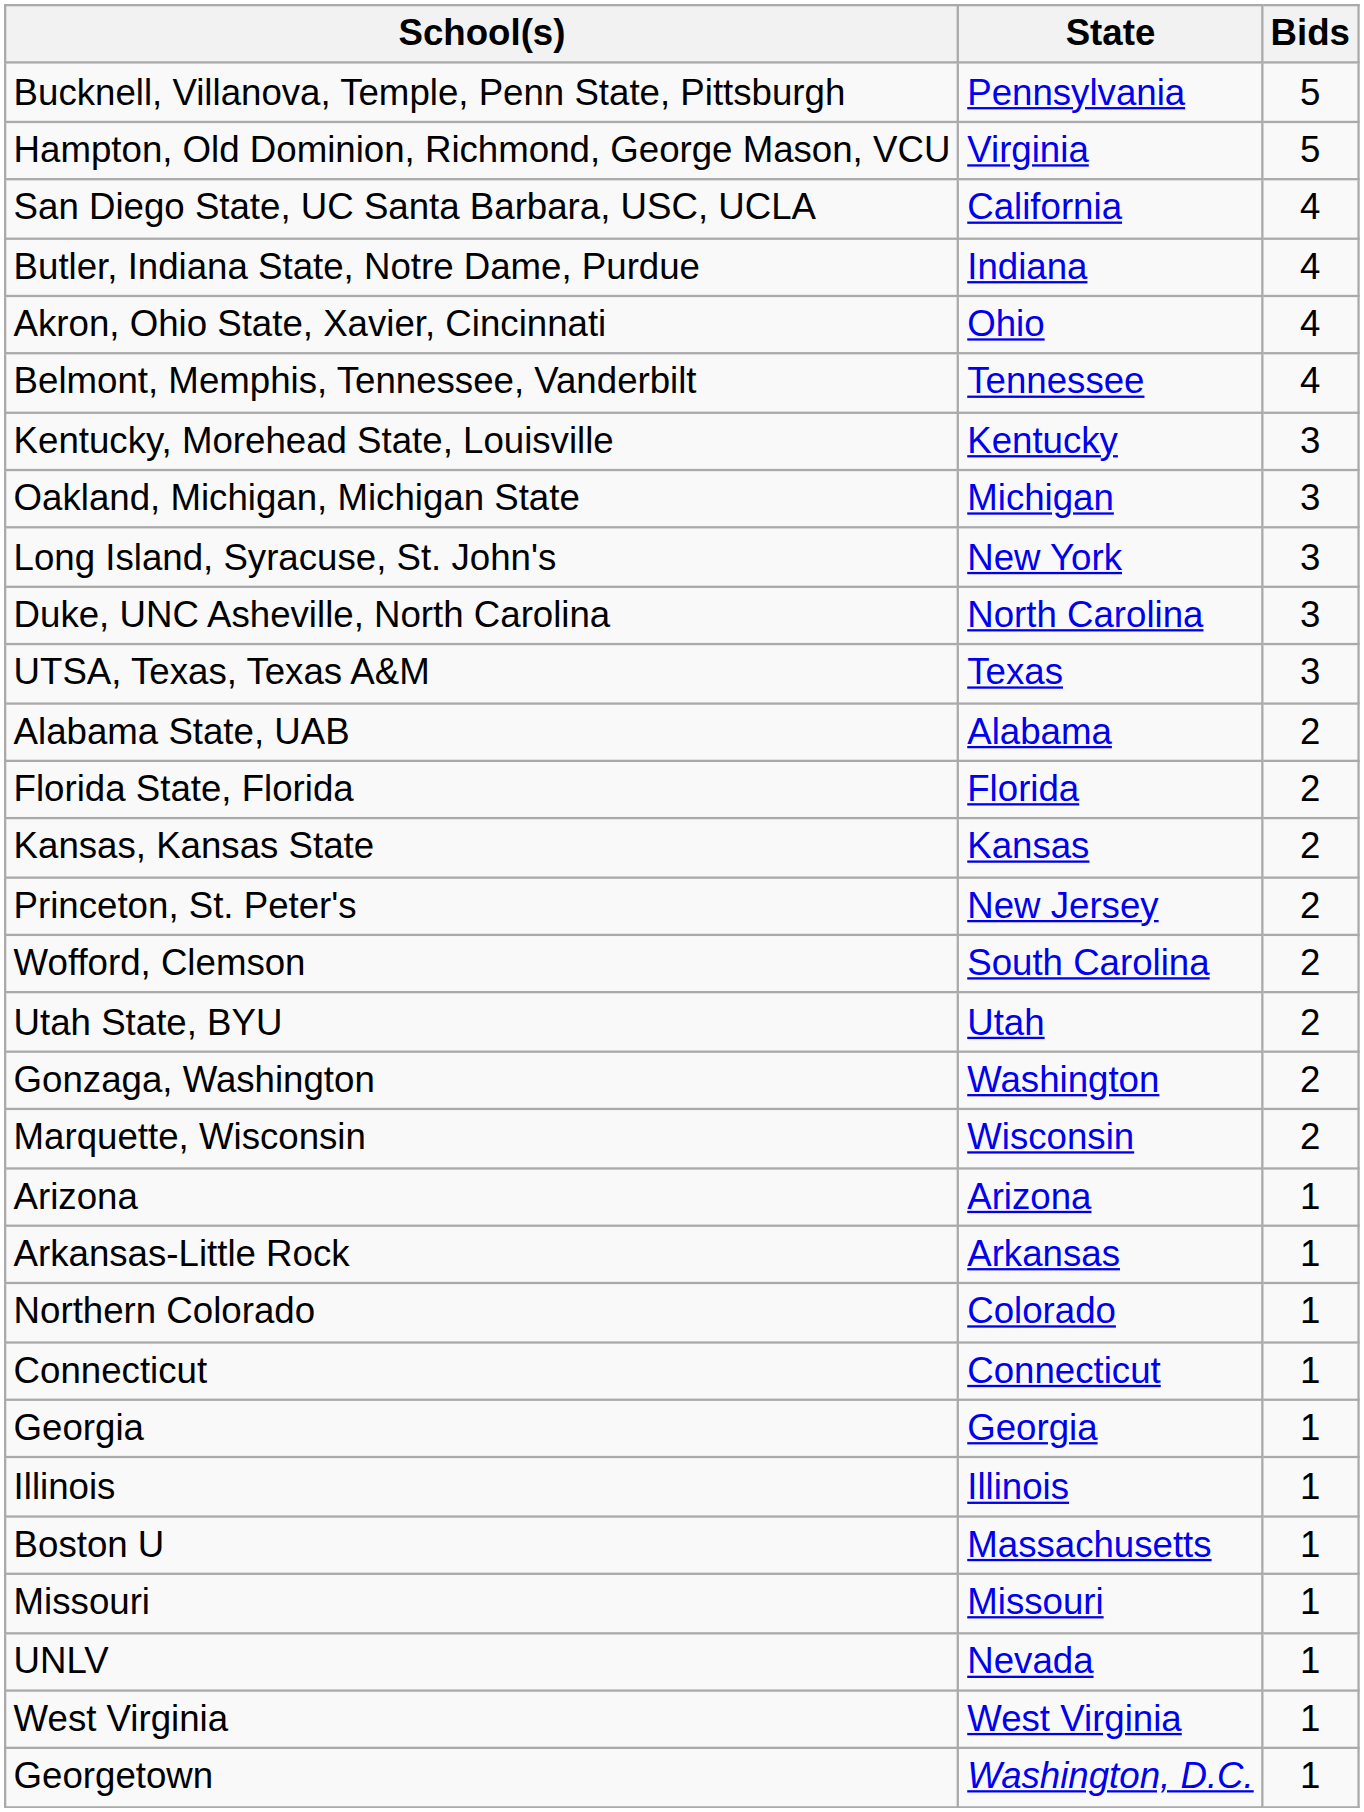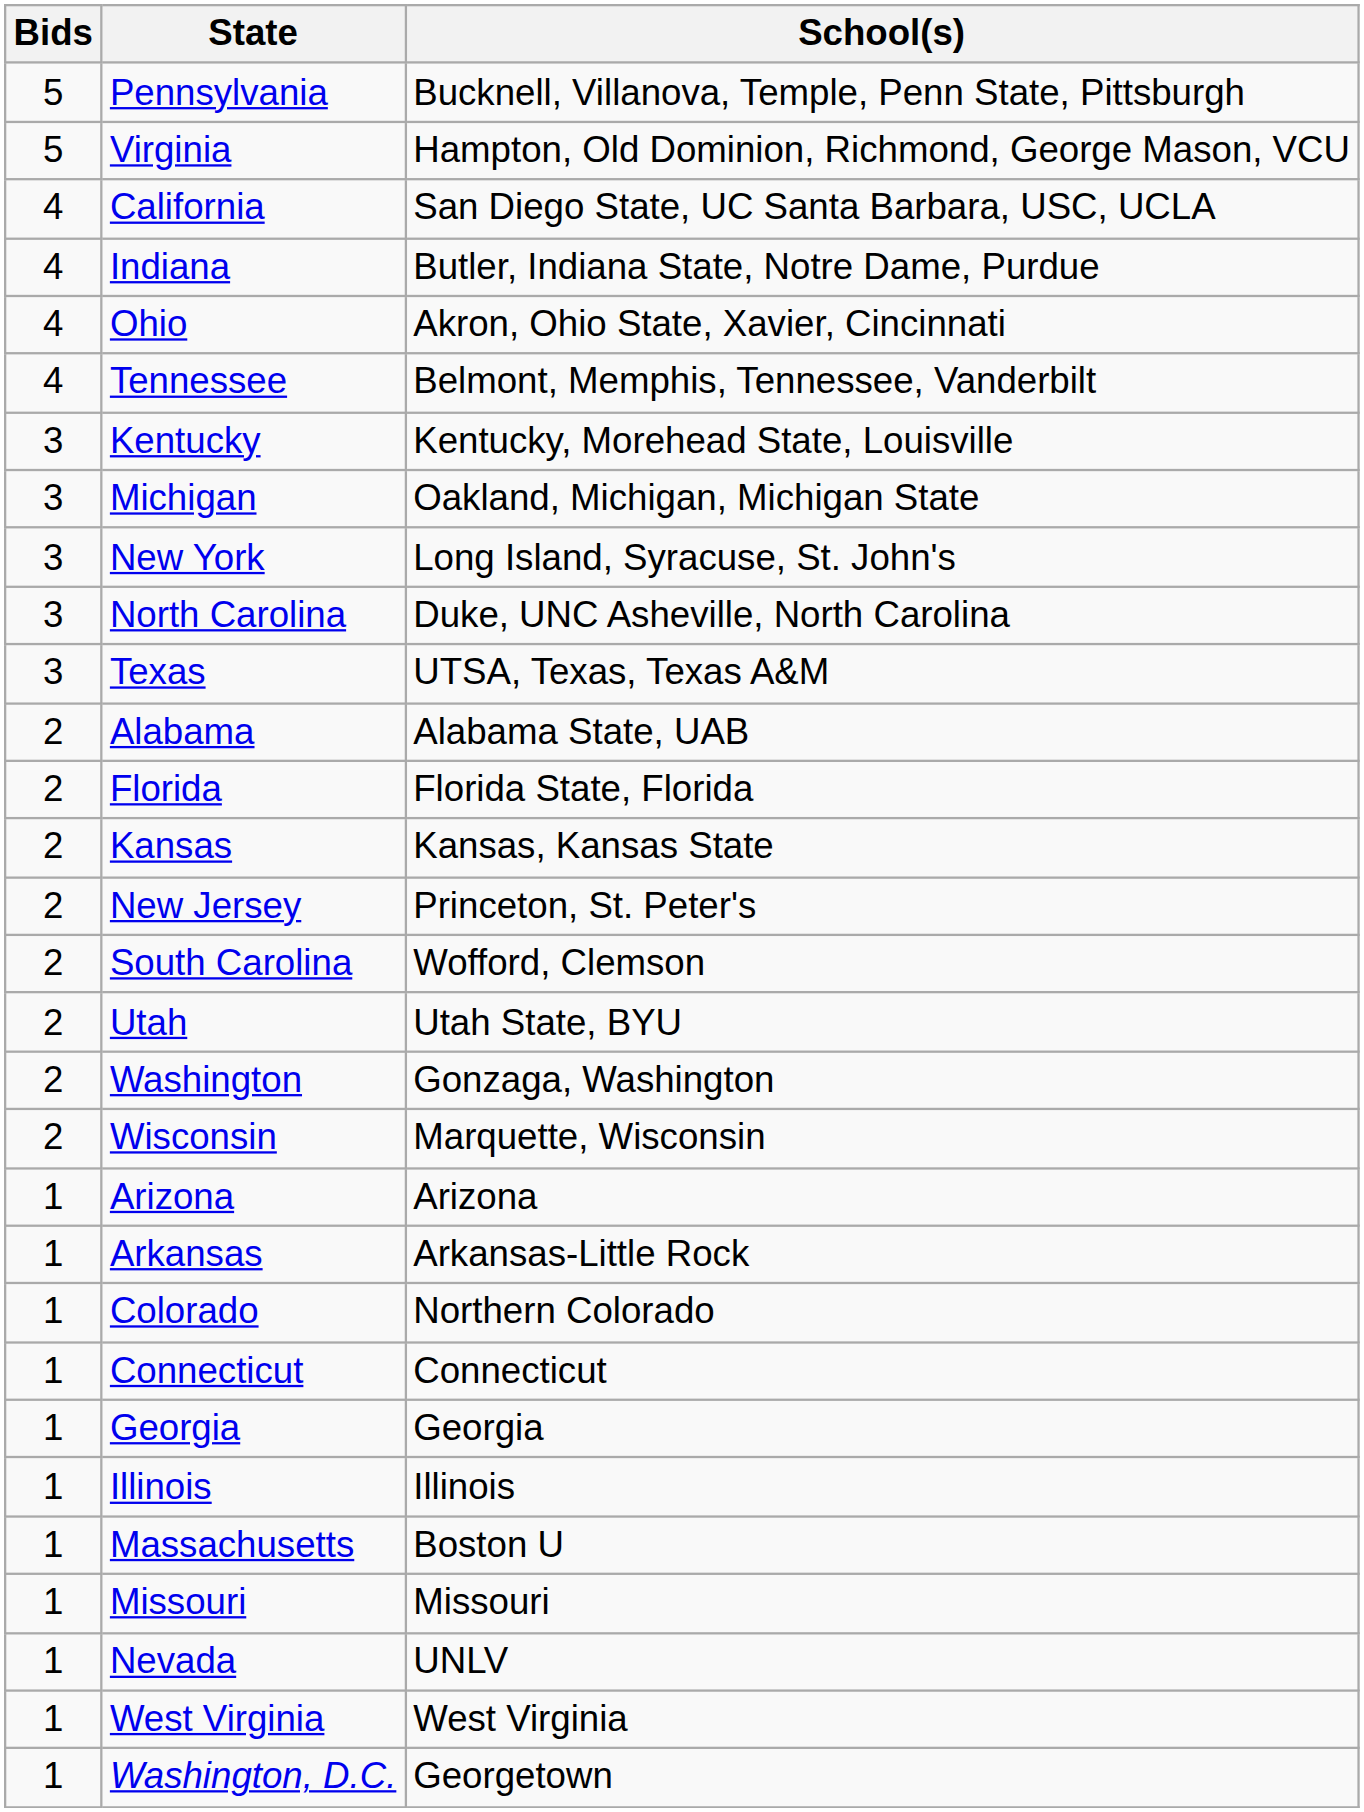columns swapped: (1310, 33) <-> (482, 33)
